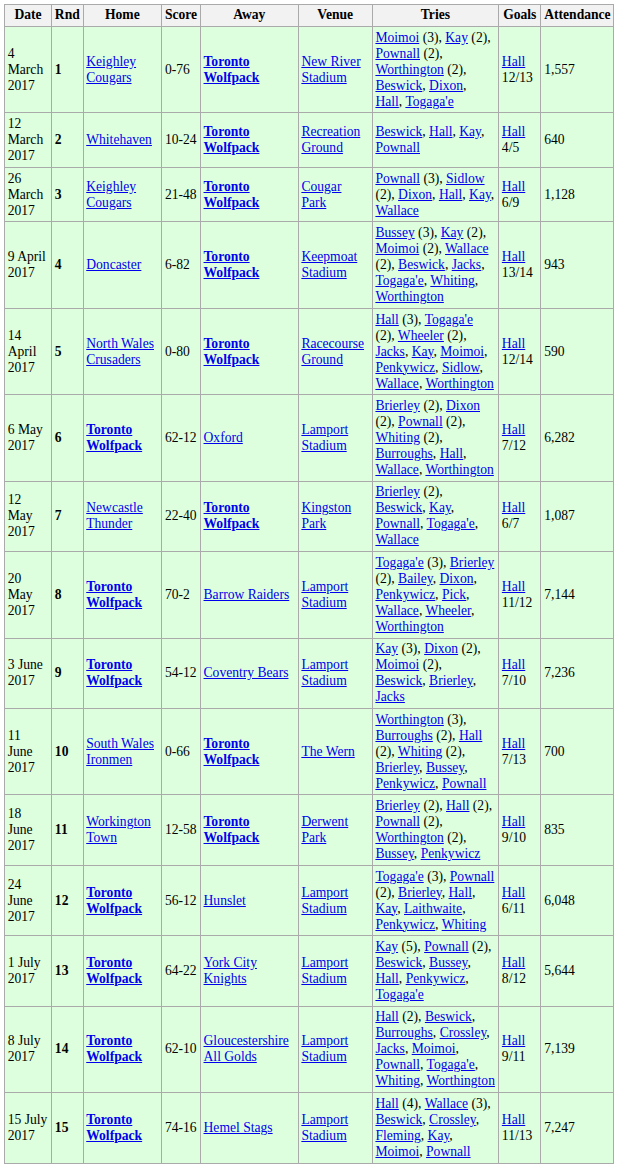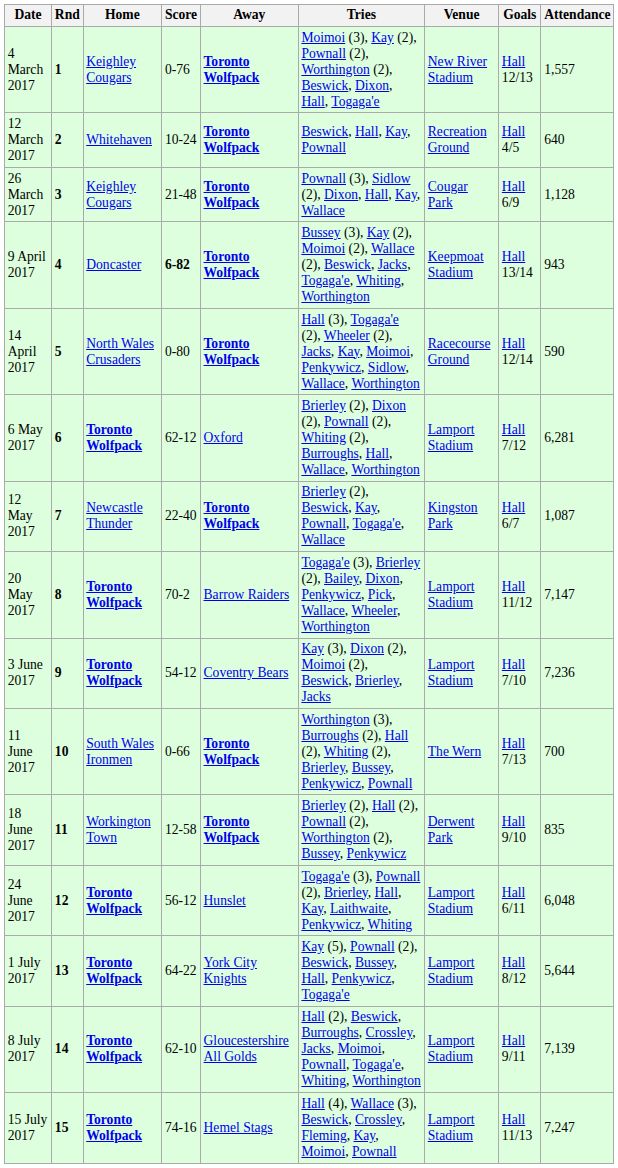columns swapped: (335, 15) <-> (435, 15)
(177, 265) normal -> (177, 265) bold
(559, 437) 6,282 -> (559, 437) 6,281
(559, 594) 7,144 -> (559, 594) 7,147
